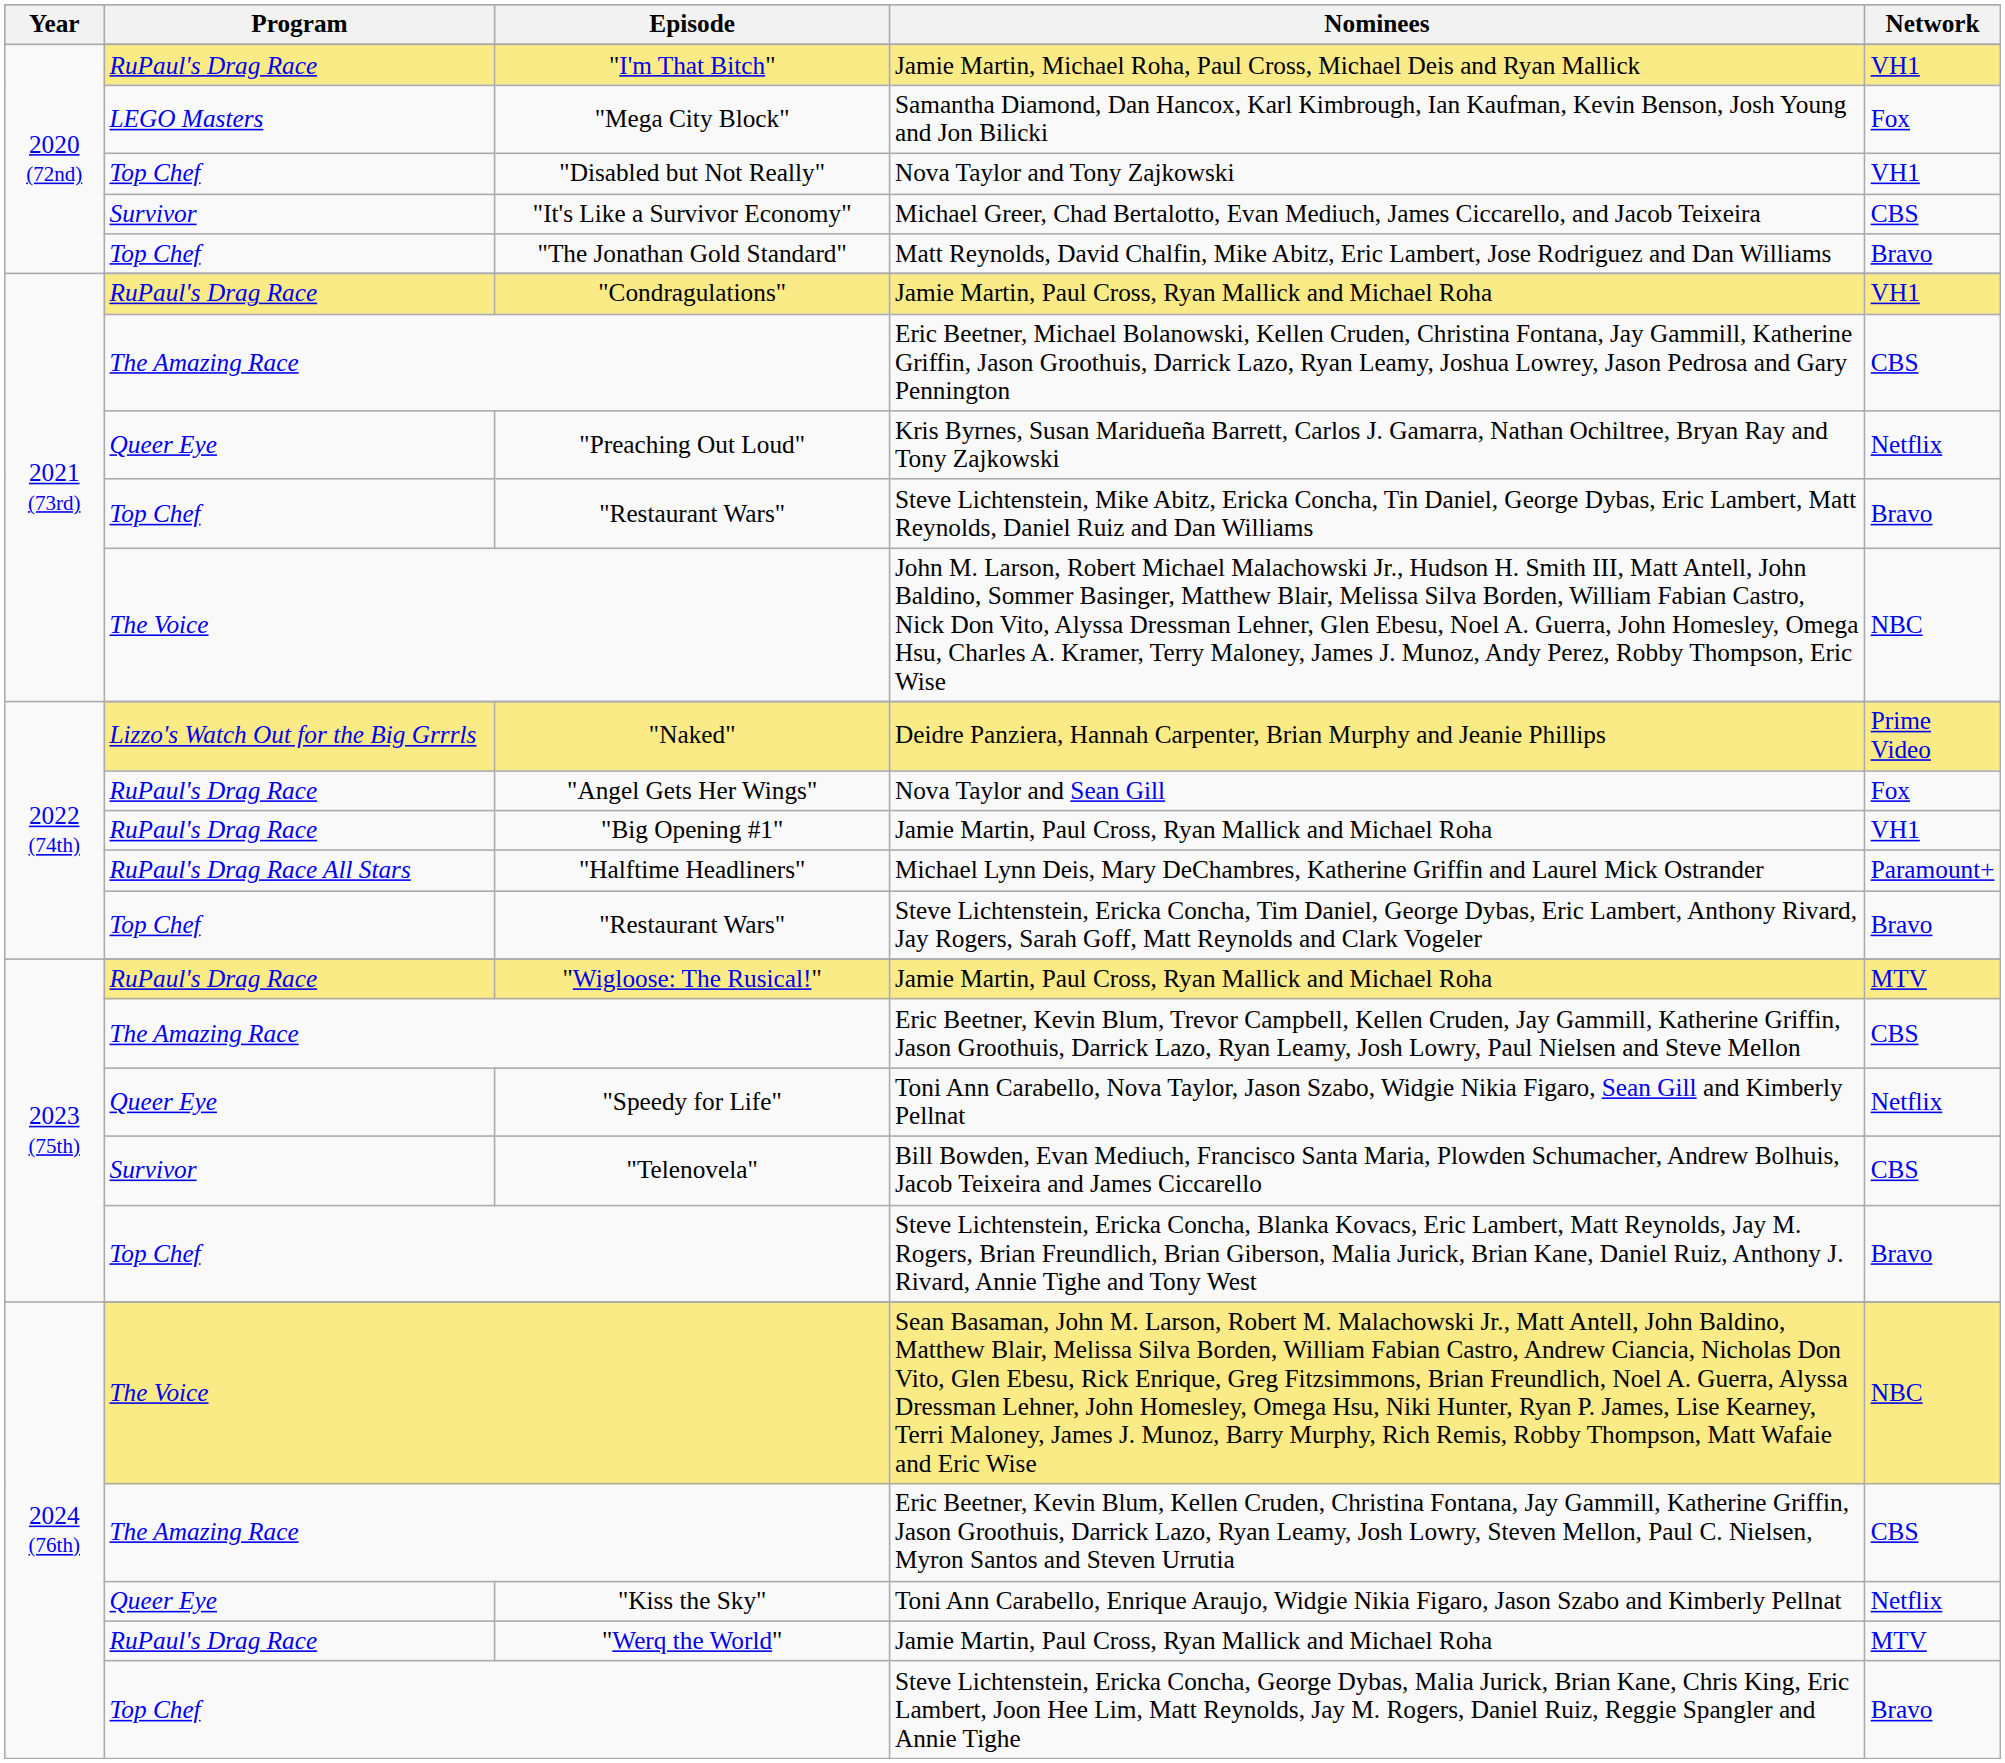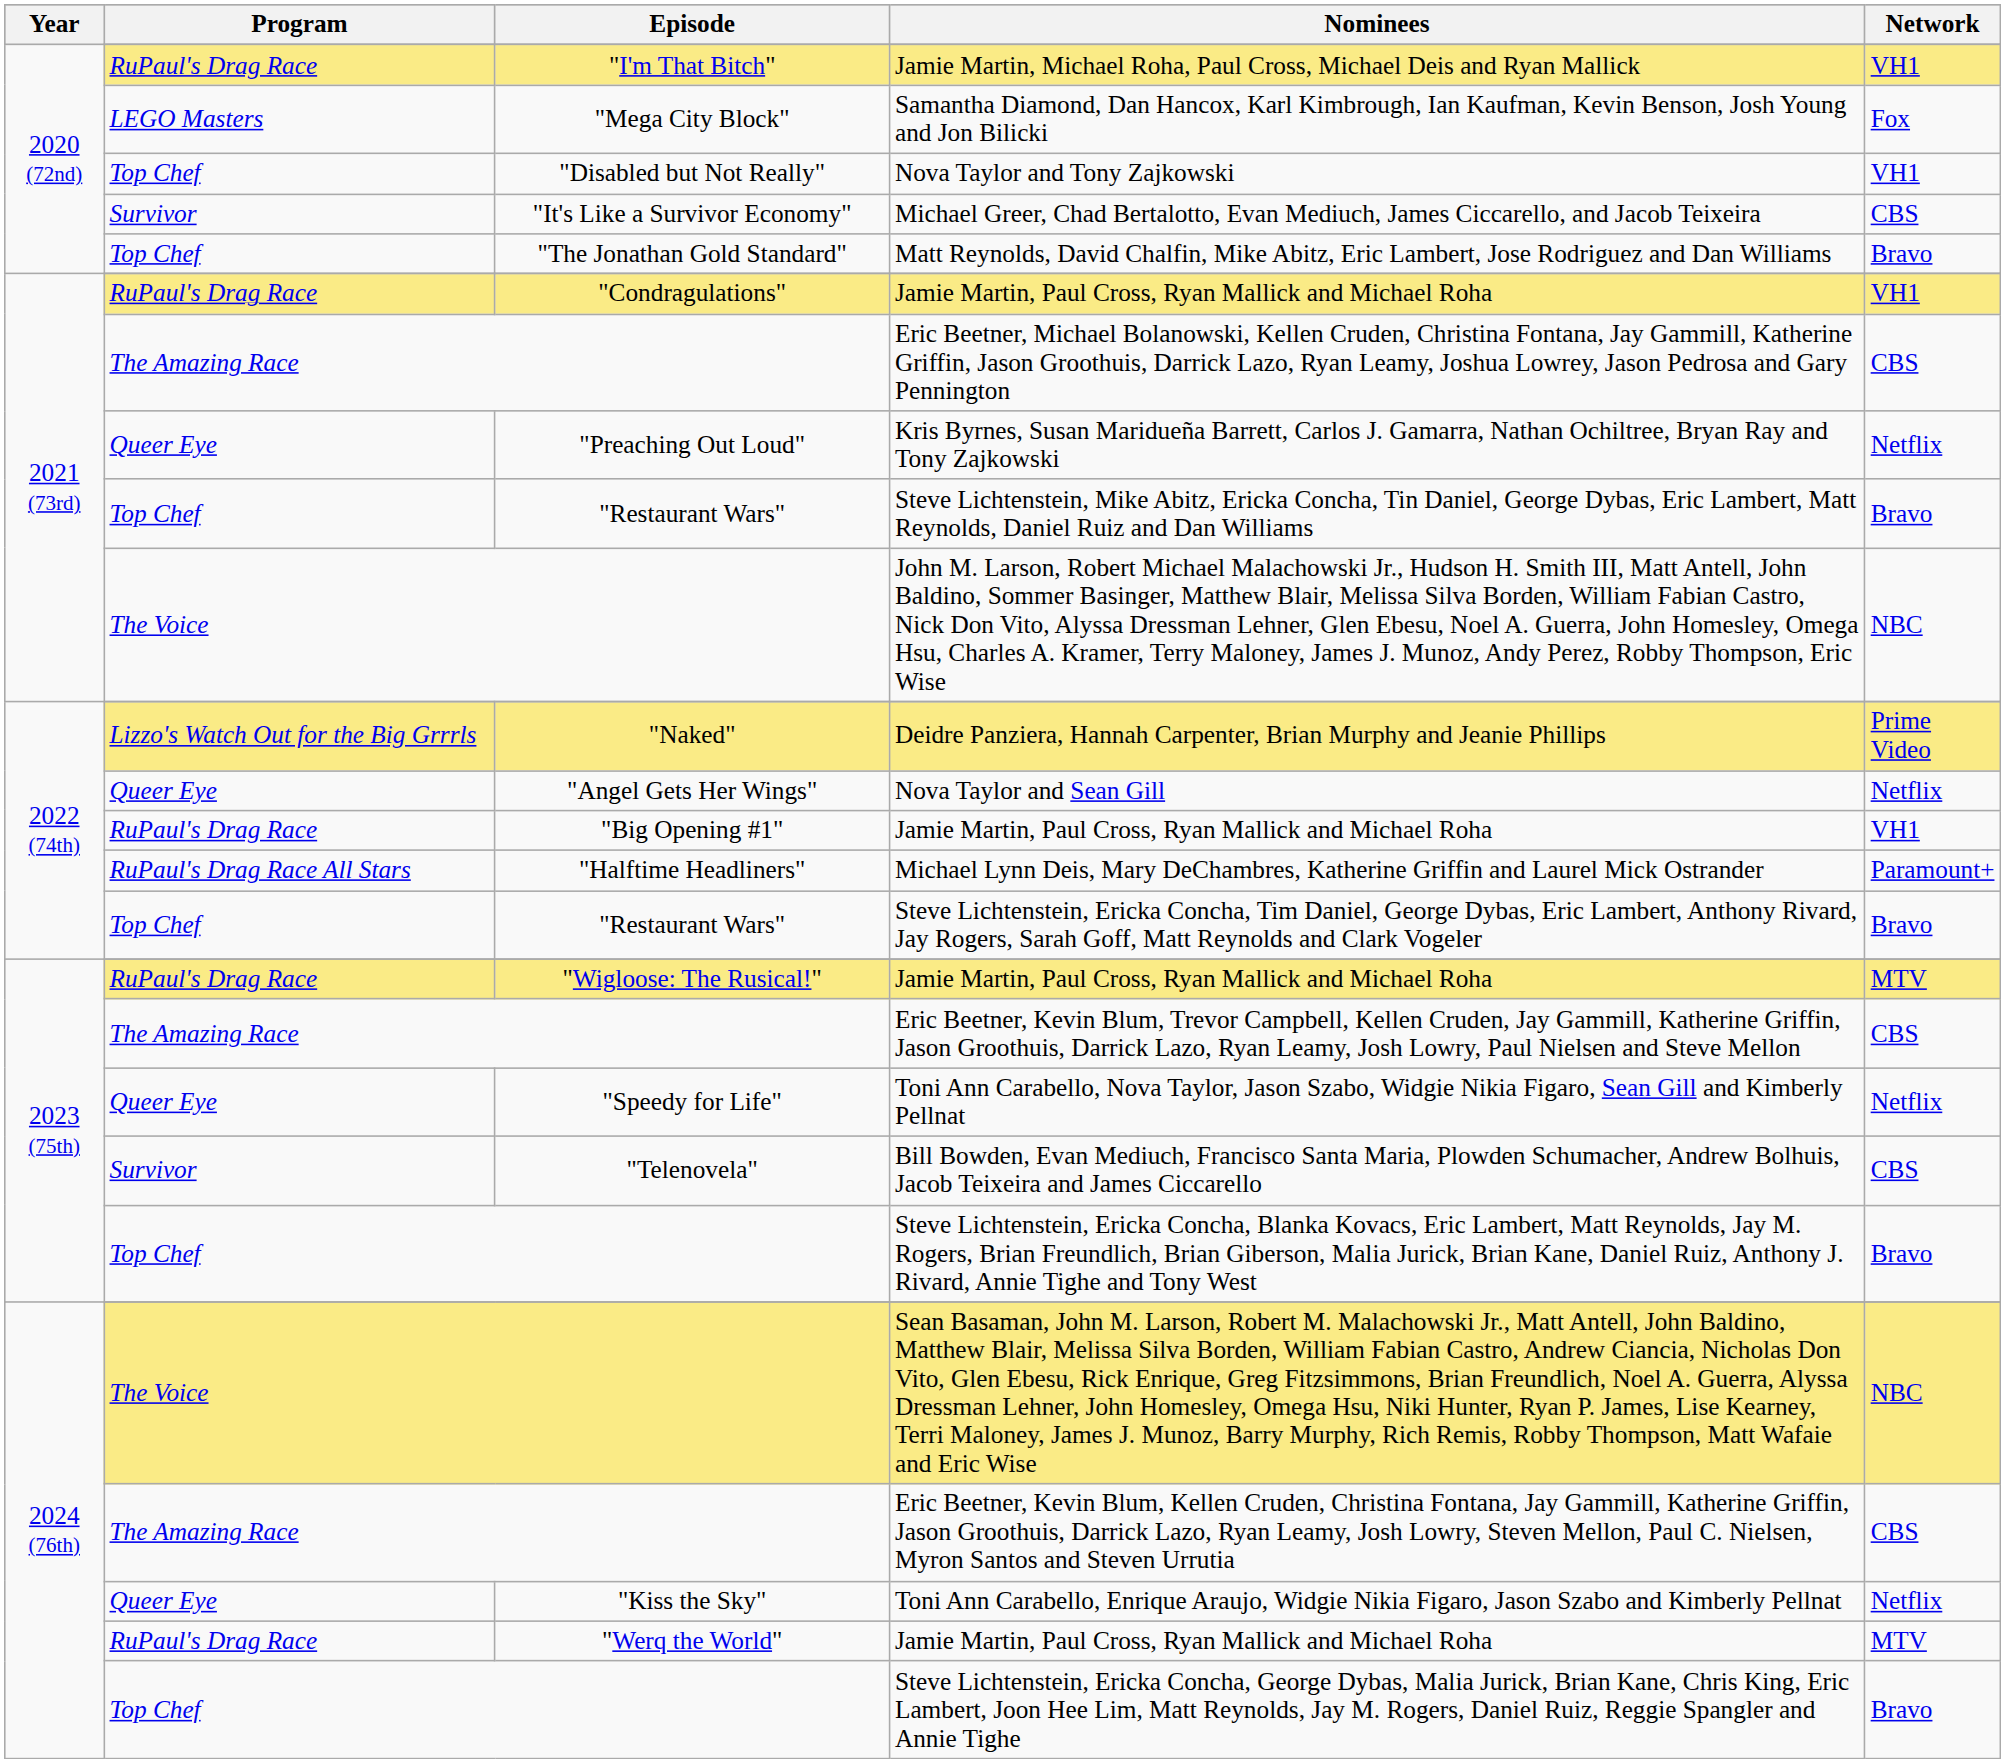(213, 790) RuPaul's Drag Race -> (163, 790) Queer Eye
(1890, 790) Fox -> (1906, 790) Netflix
